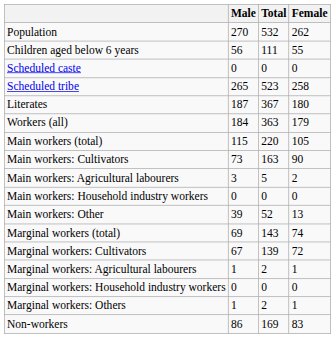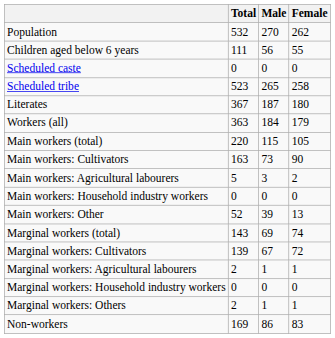columns swapped: (274, 13) <-> (243, 13)
